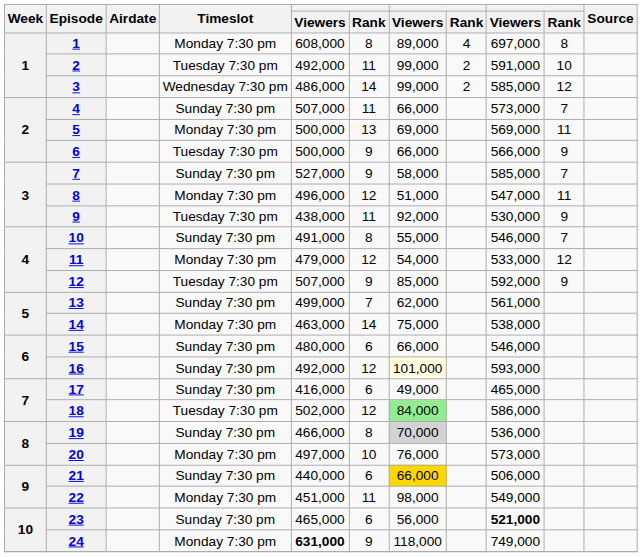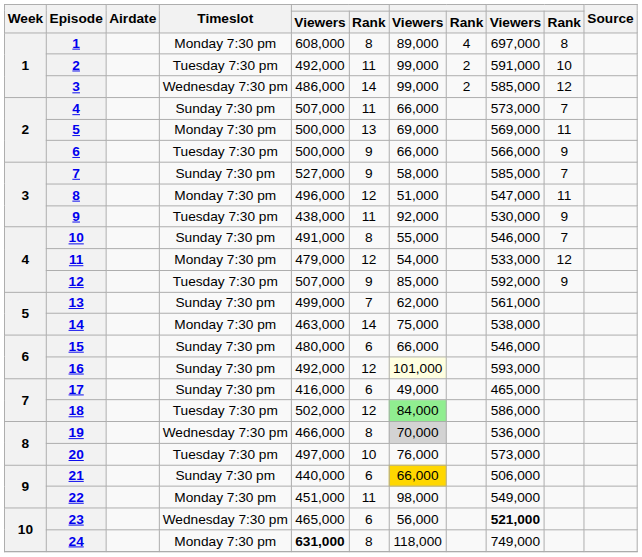(225, 433) Sunday 7:30 pm -> (225, 433) Wednesday 7:30 pm
(225, 454) Monday 7:30 pm -> (225, 454) Tuesday 7:30 pm
(225, 519) Sunday 7:30 pm -> (225, 519) Wednesday 7:30 pm
(369, 541) 9 -> (369, 541) 8
